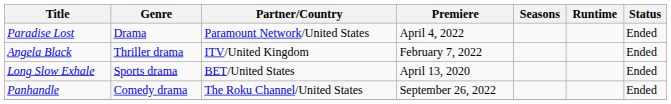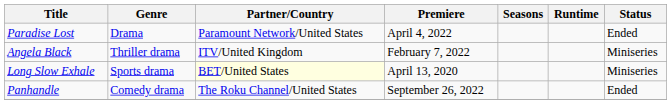(642, 52) Ended -> (632, 52) Miniseries
(250, 71) no background -> (243, 71) lightyellow background
(642, 71) Ended -> (632, 71) Miniseries
